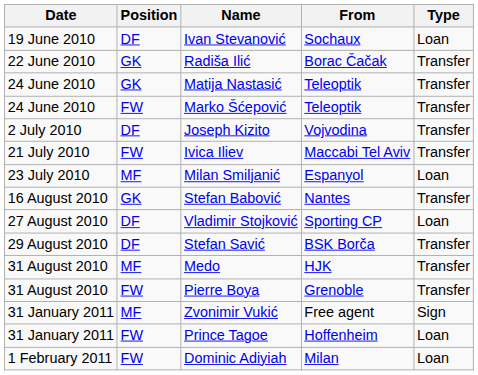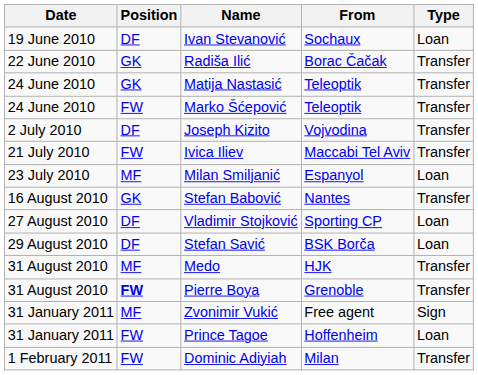(443, 244) Transfer -> (433, 244) Loan
(132, 289) normal -> (132, 289) bold
(433, 358) Loan -> (443, 358) Transfer
